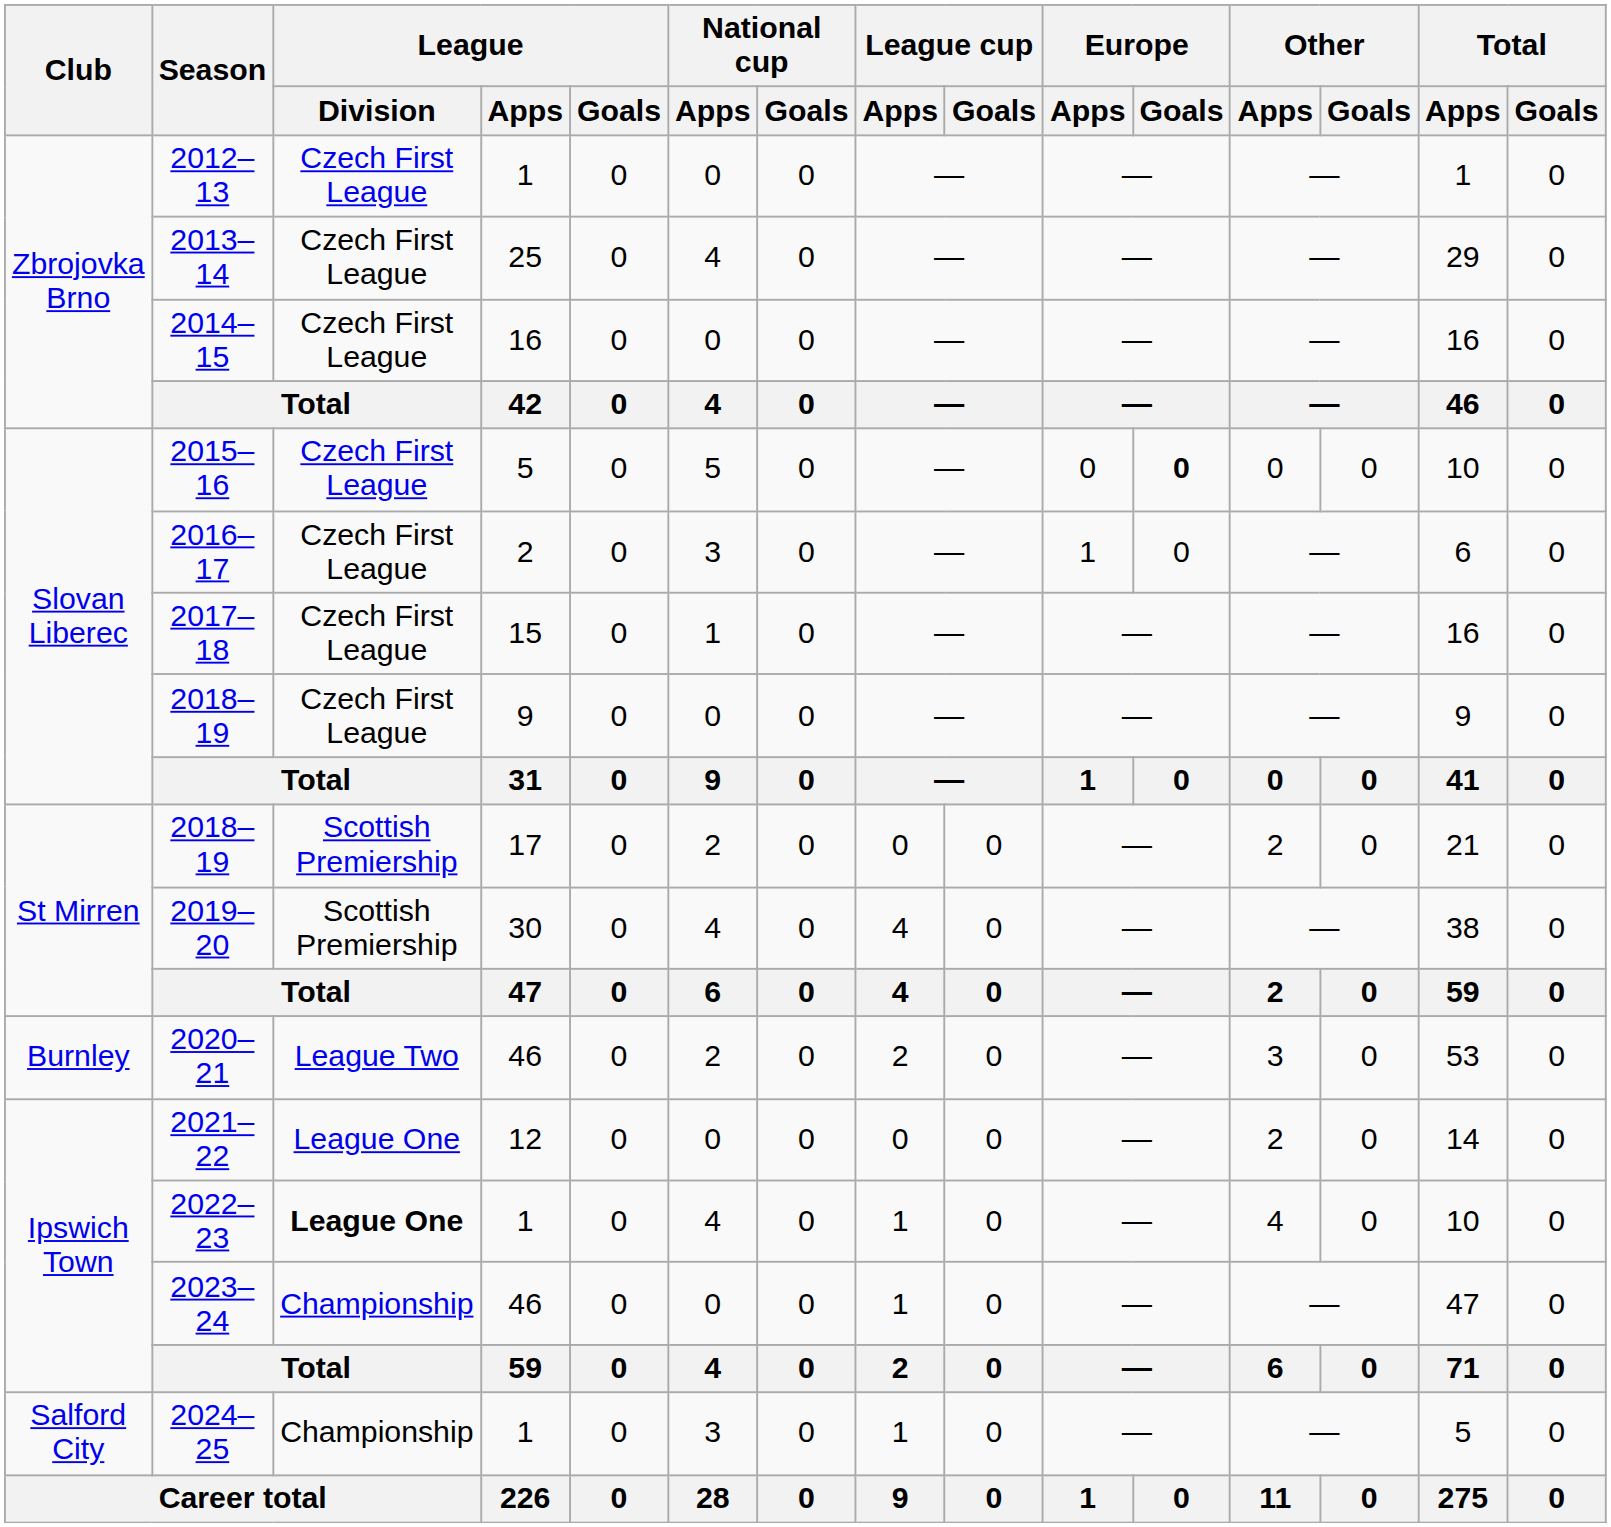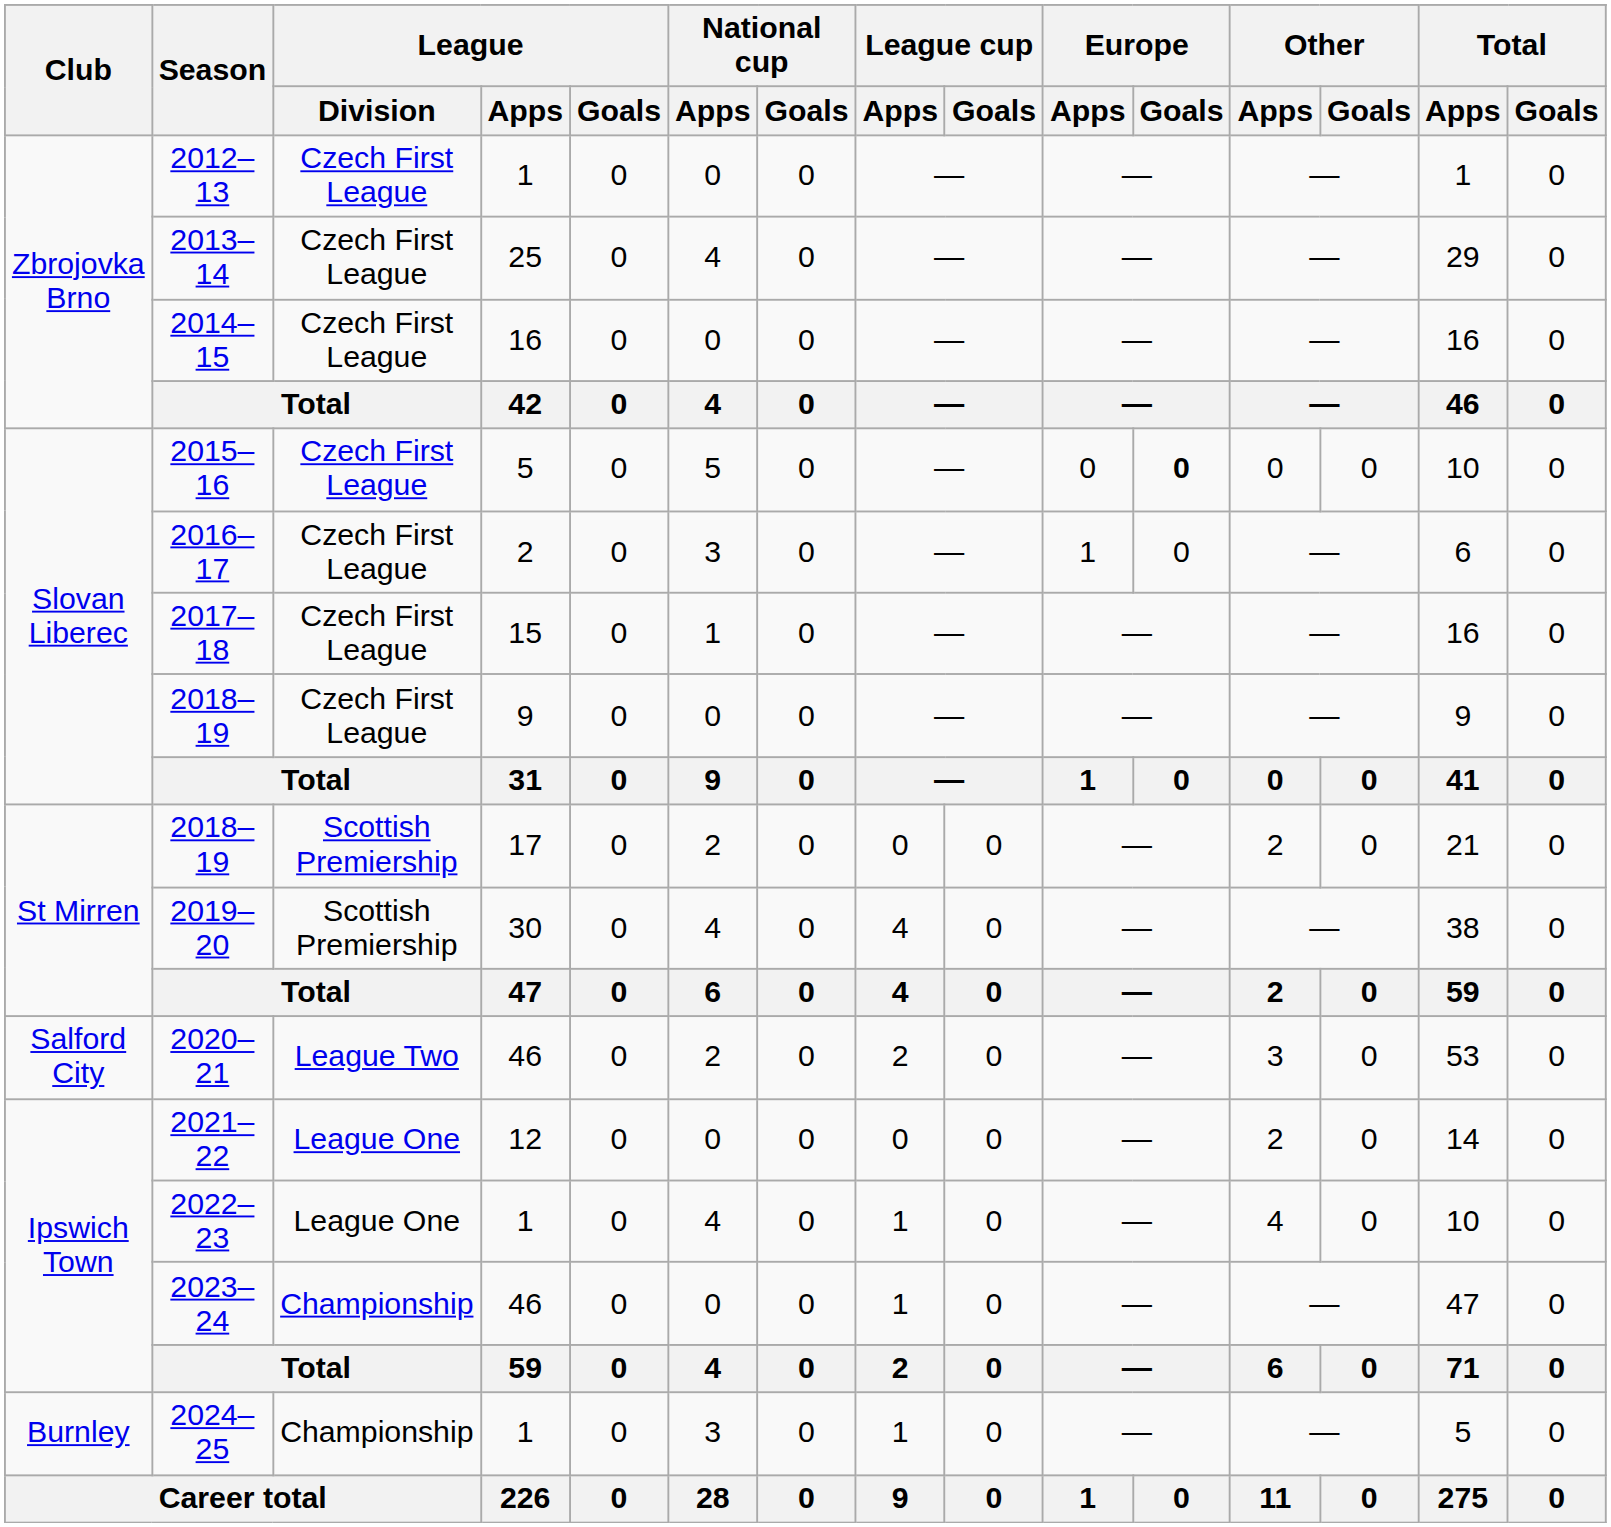(78, 1057) Burnley -> (78, 1057) Salford City
(377, 1221) bold -> (377, 1221) normal
(78, 1432) Salford City -> (78, 1432) Burnley
